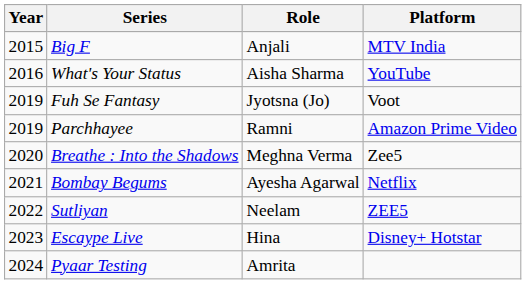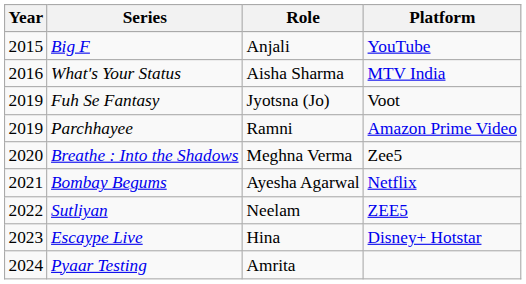(407, 45) MTV India -> (399, 45) YouTube
(399, 73) YouTube -> (407, 73) MTV India
